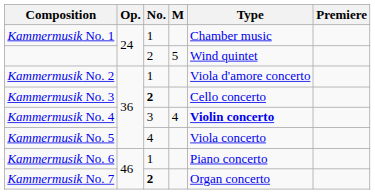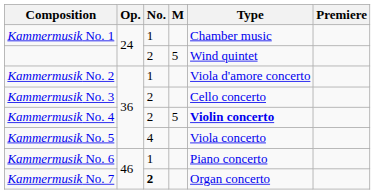(150, 96) bold -> (150, 96) normal
(150, 117) 3 -> (150, 117) 2
(175, 117) 4 -> (175, 117) 5
